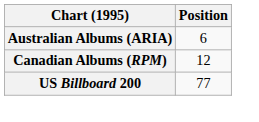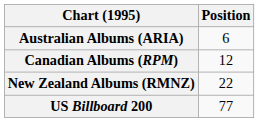+ row: (101, 83)
